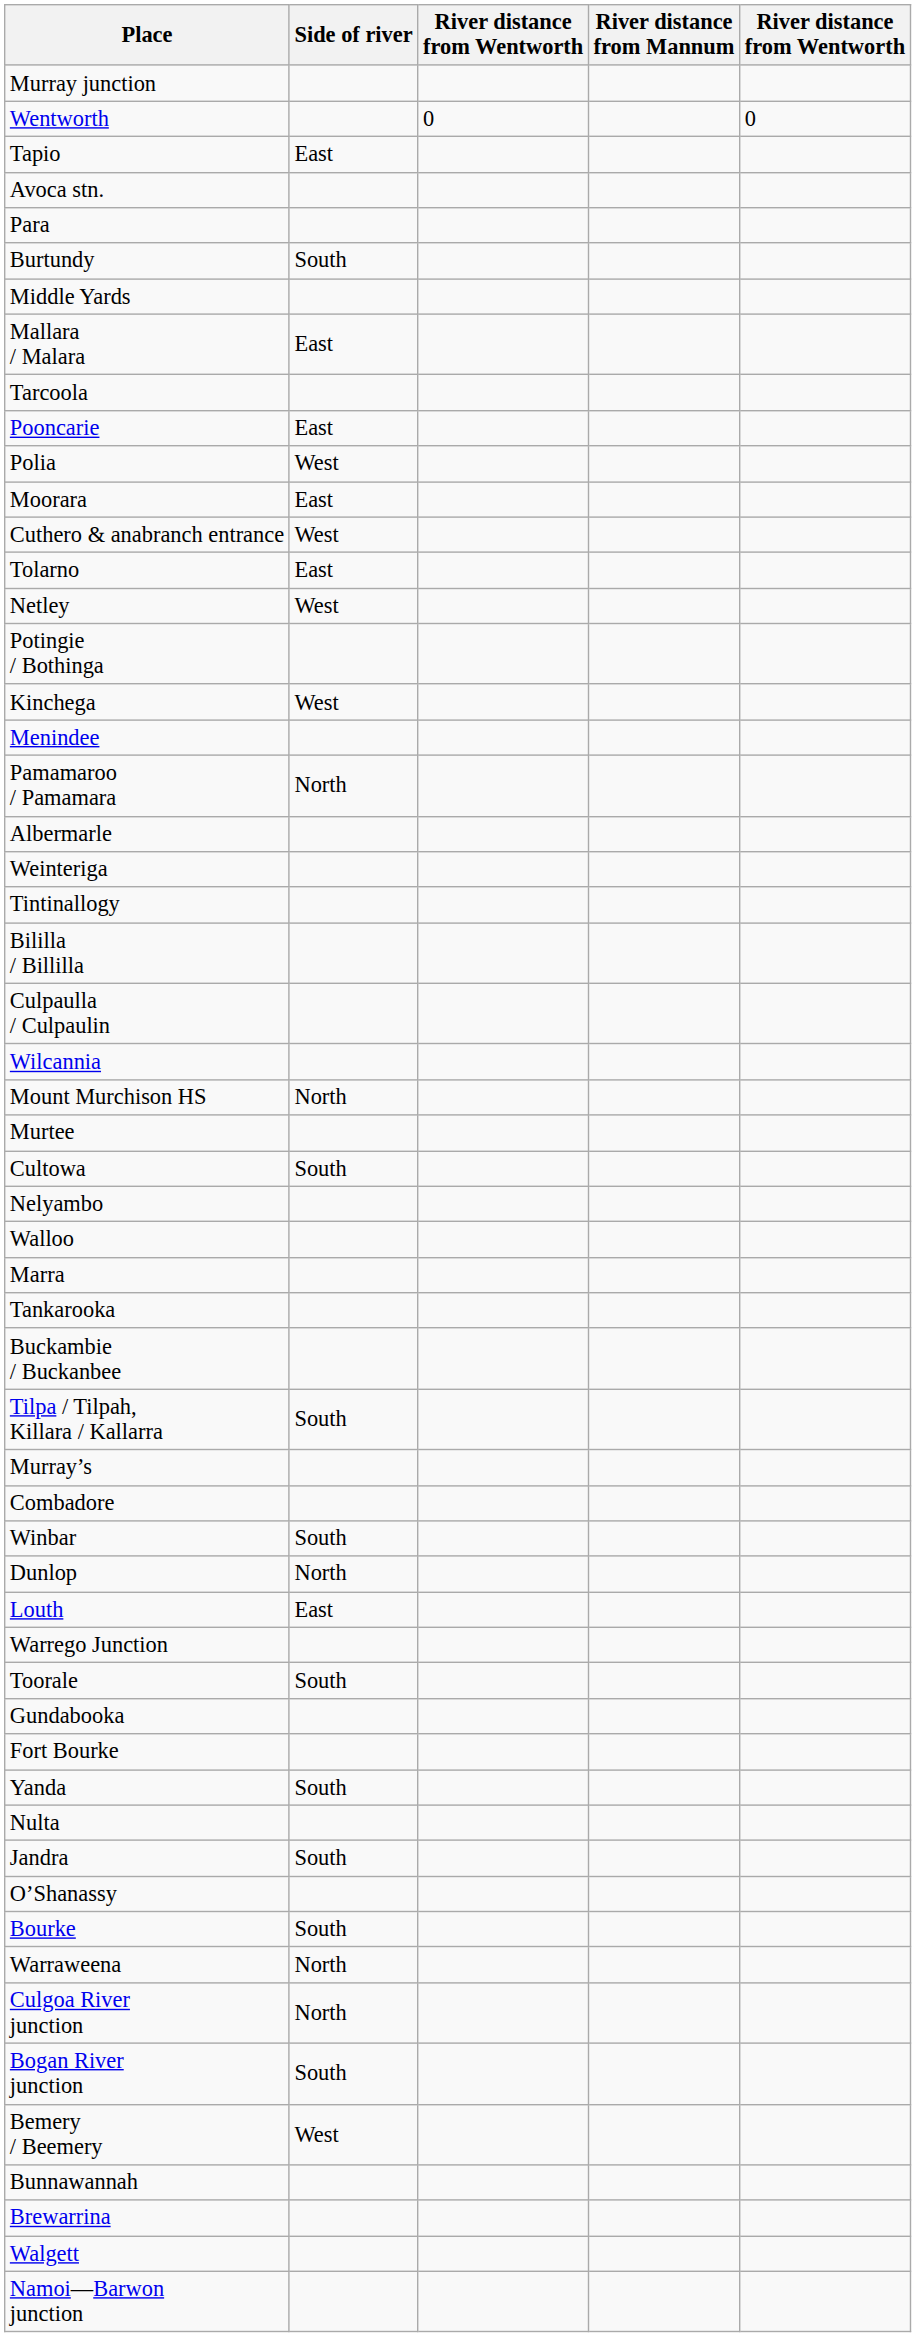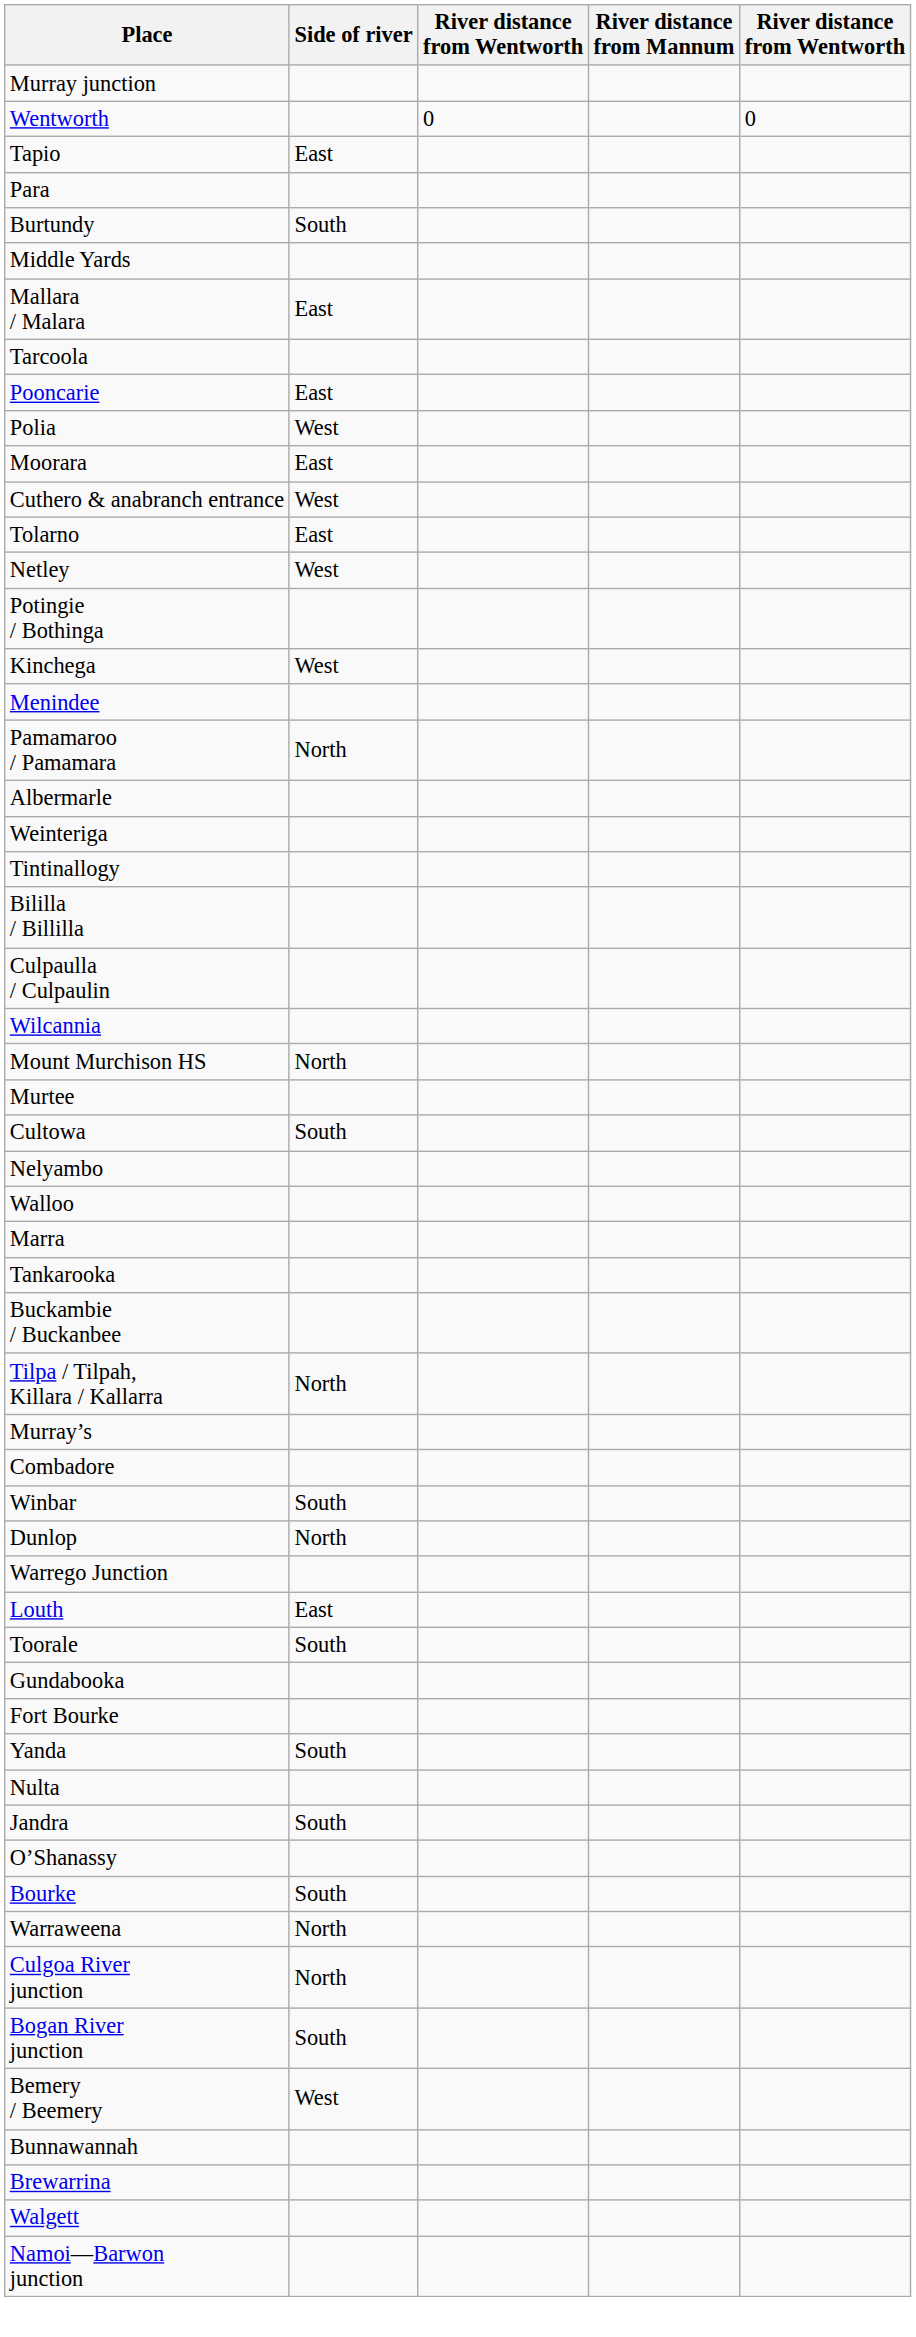- row: (57, 189)
(321, 1419) South -> (321, 1383) North
rows swapped: (37, 1609) <-> (89, 1644)
